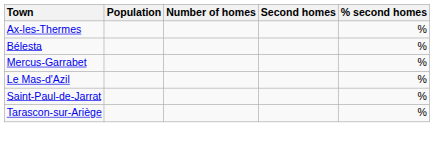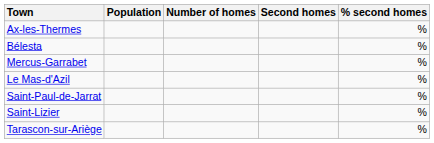+ row: (33, 113)
